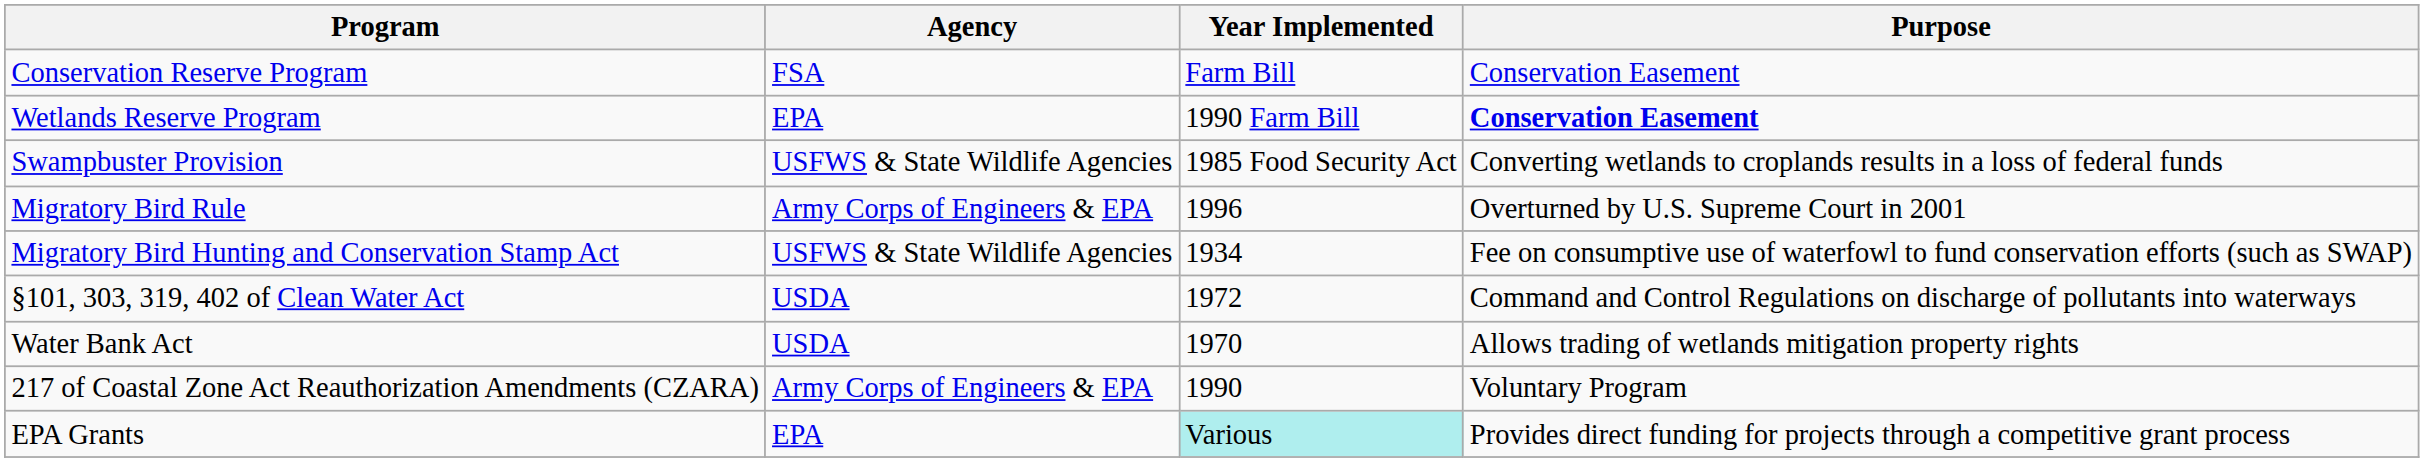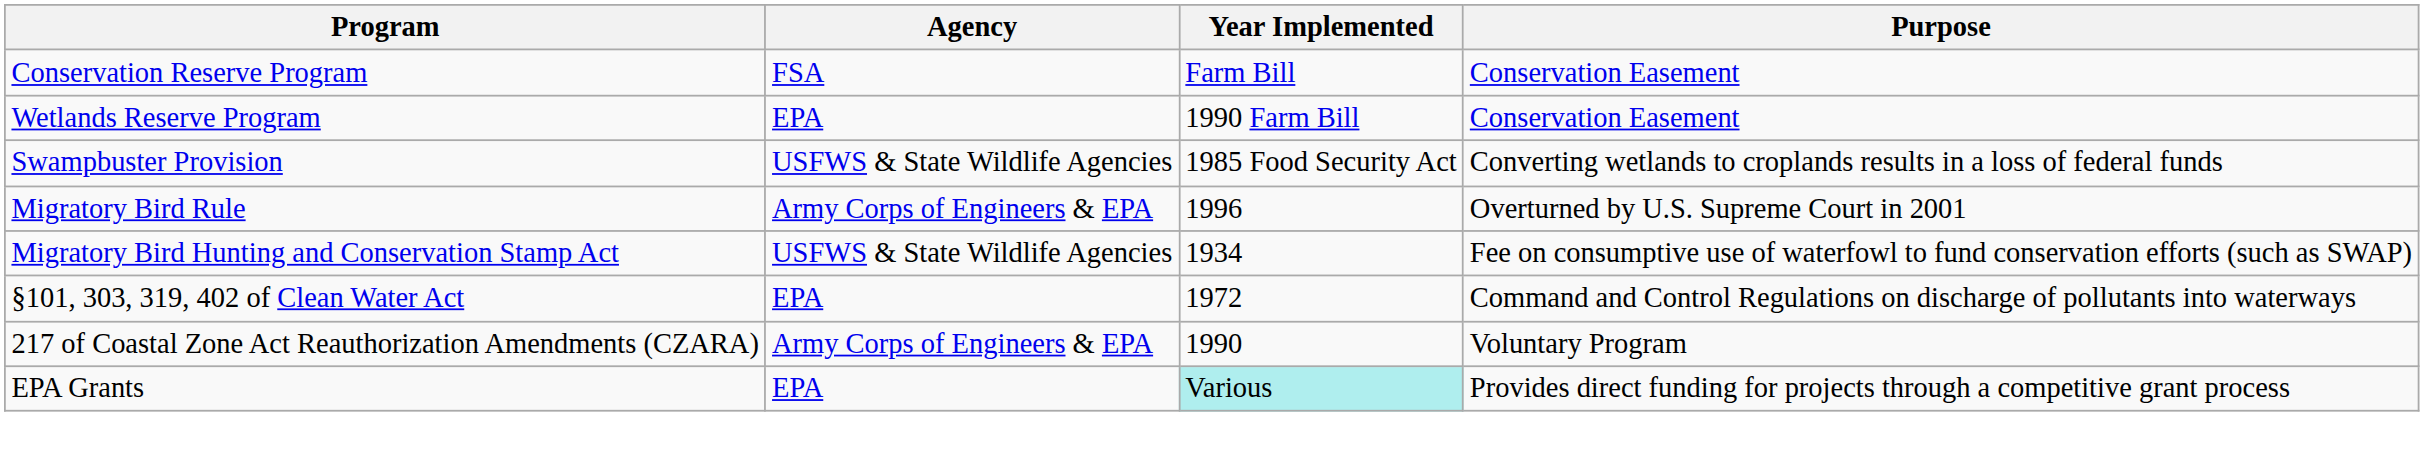(1614, 117) bold -> (1605, 117) normal
(811, 298) USDA -> (798, 298) EPA
- row: (102, 343)
